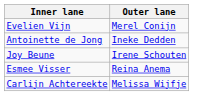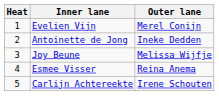+ column: (17, 12)
(149, 55) Irene Schouten -> (175, 55) Melissa Wijfje
(149, 84) Melissa Wijfje -> (175, 84) Irene Schouten
